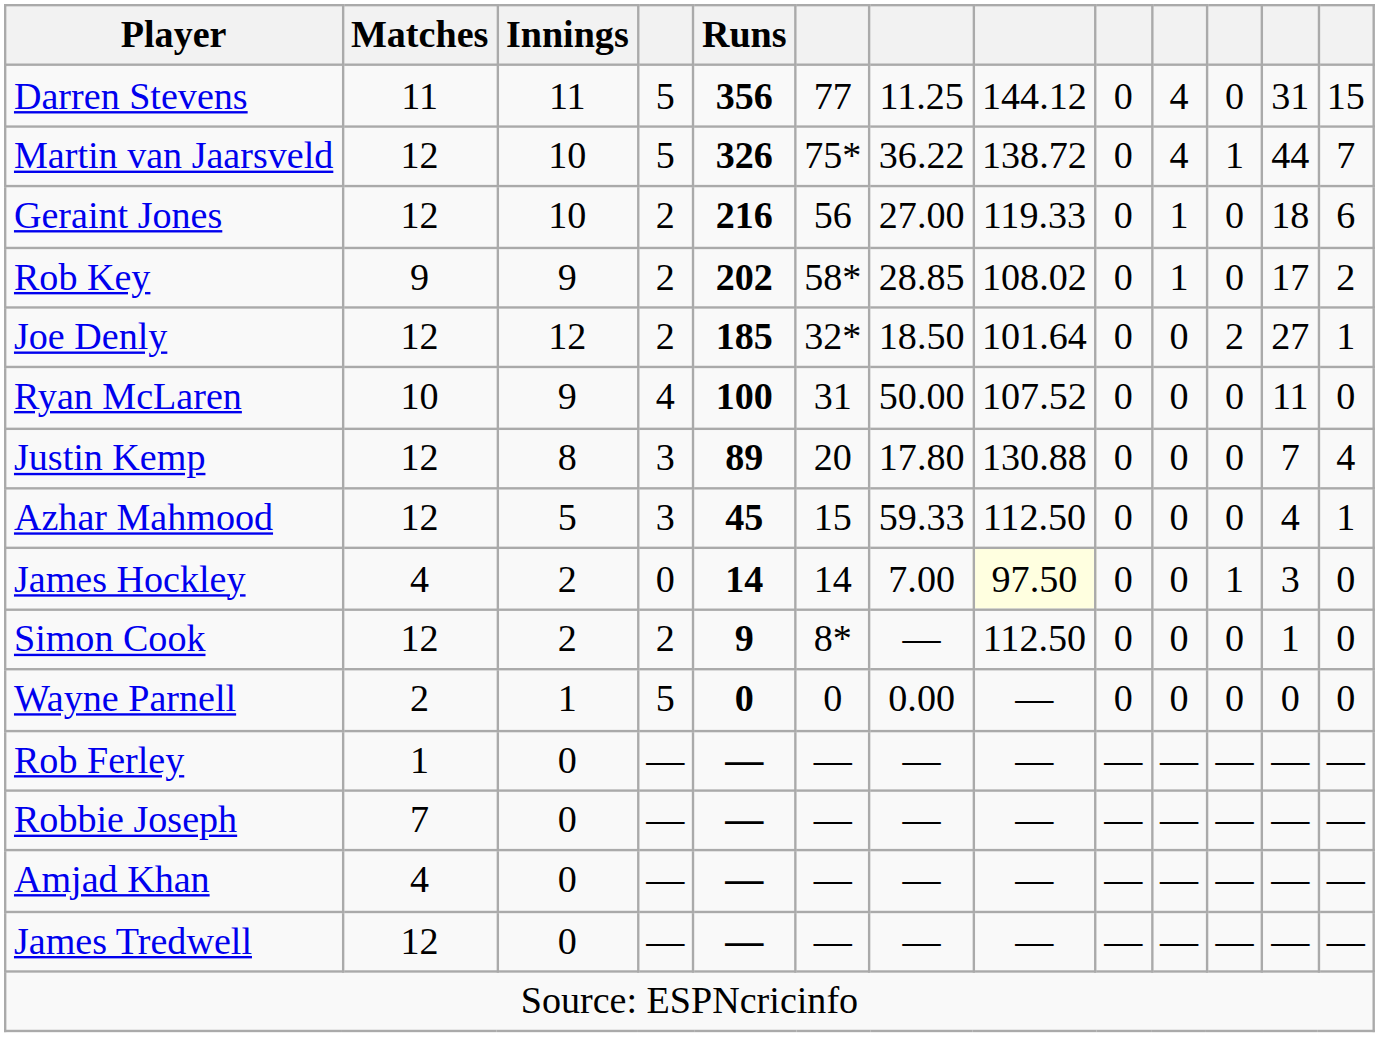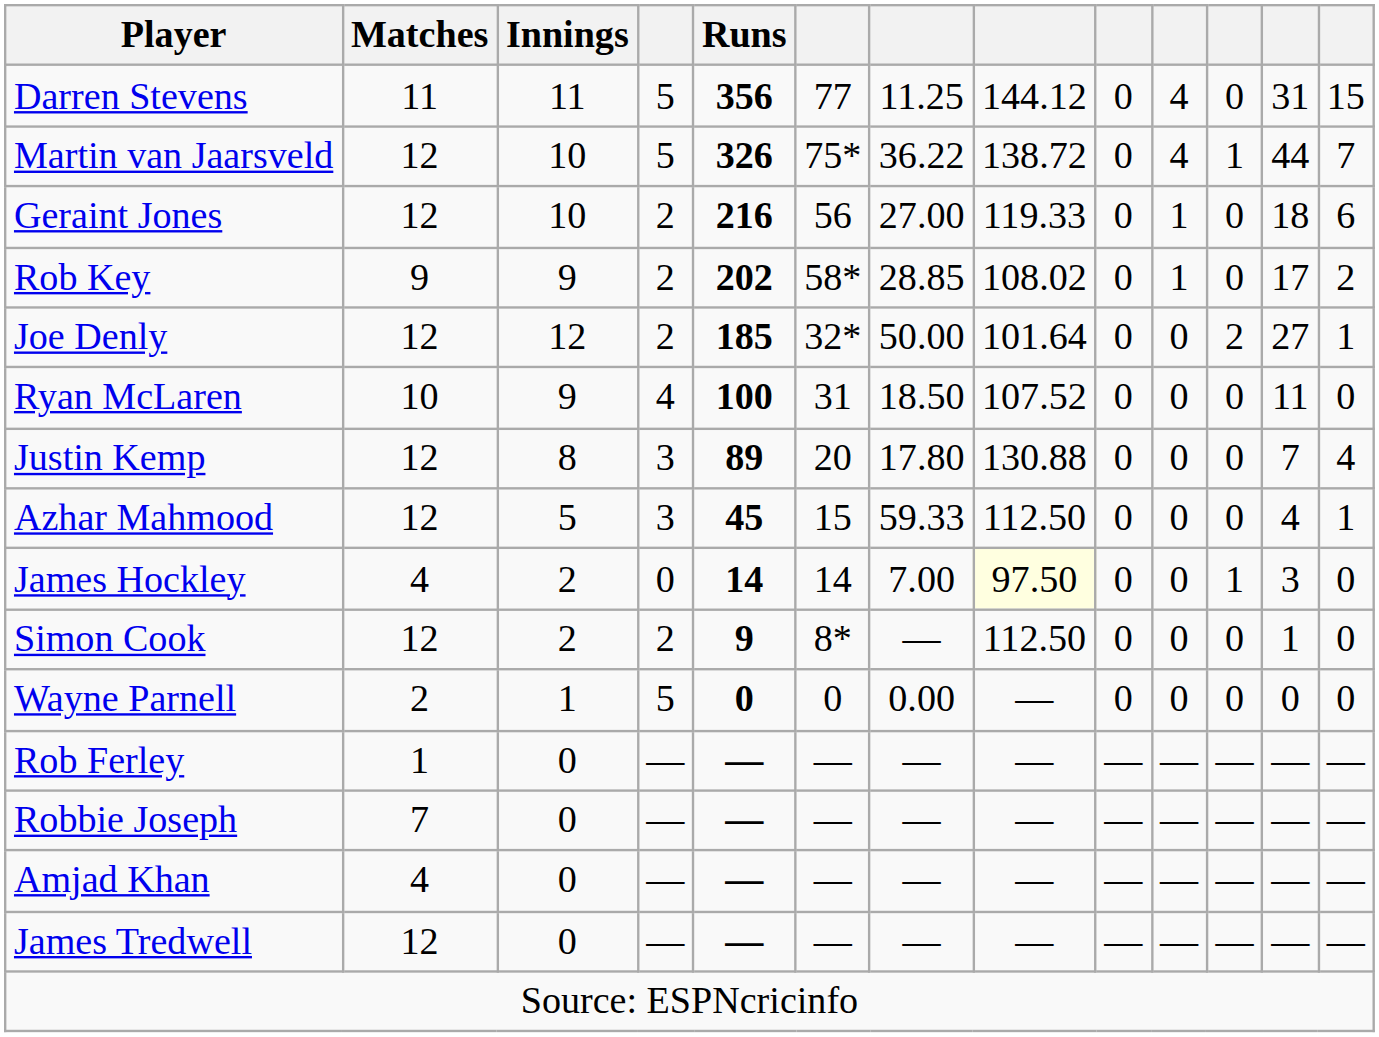(922, 336) 18.50 -> (922, 336) 50.00
(922, 397) 50.00 -> (922, 397) 18.50
